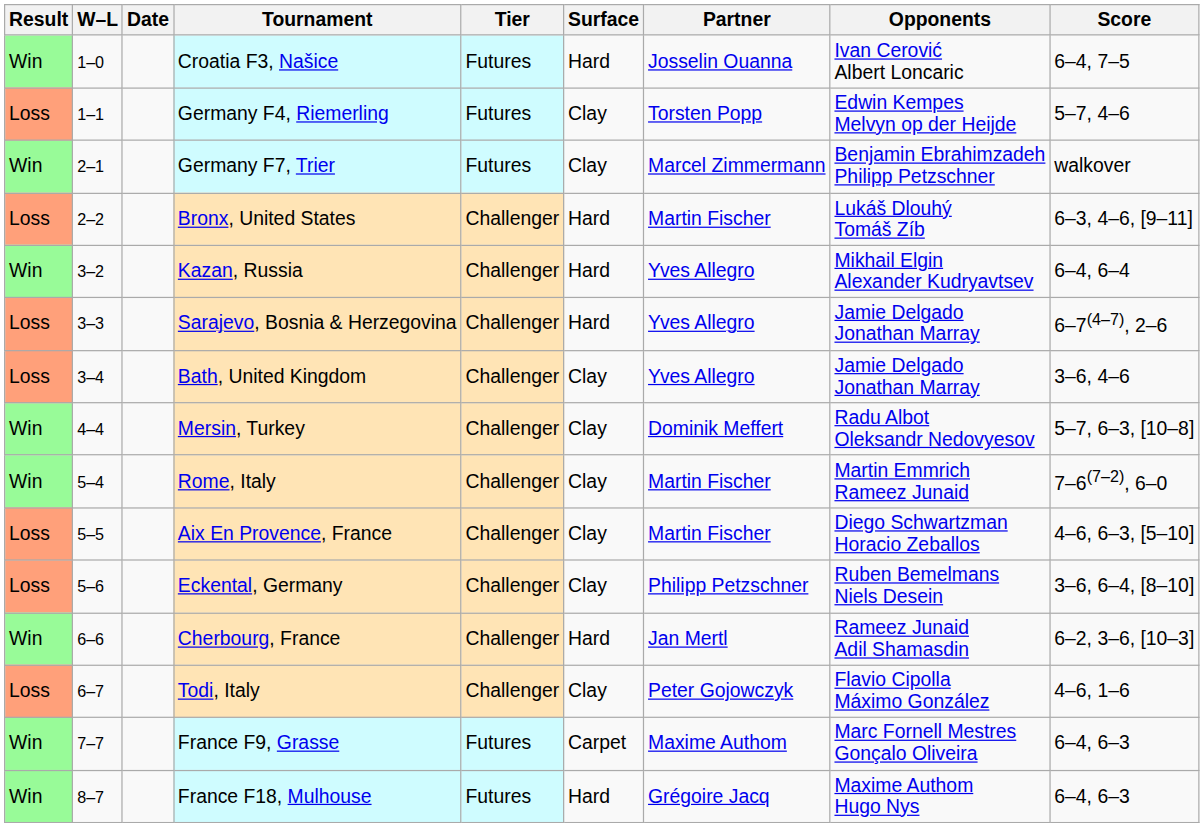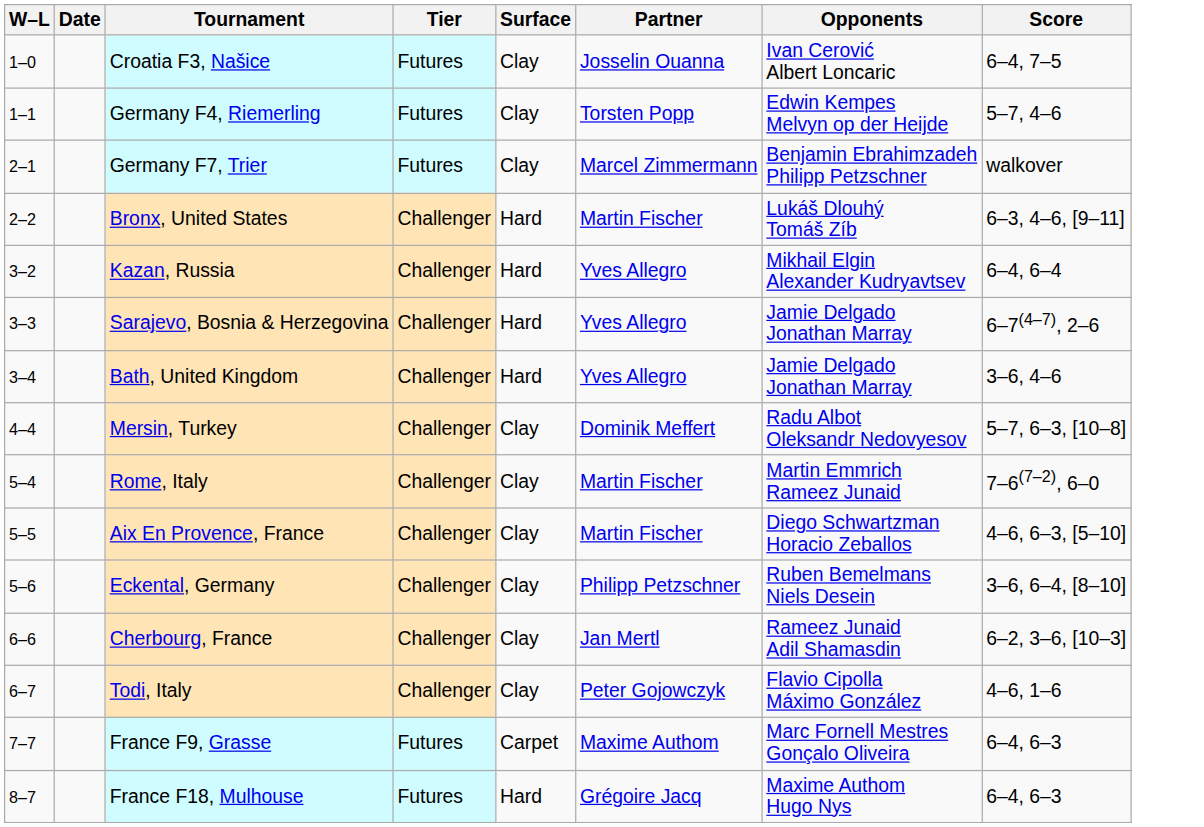- column: (39, 19)
(589, 61) Hard -> (519, 61) Clay
(587, 376) Clay -> (521, 376) Hard
(589, 638) Hard -> (519, 638) Clay
